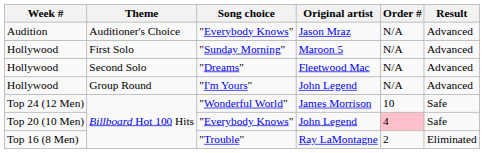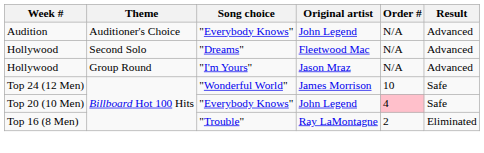(325, 31) Jason Mraz -> (328, 31) John Legend
- row: (33, 49)
(328, 85) John Legend -> (325, 67) Jason Mraz
